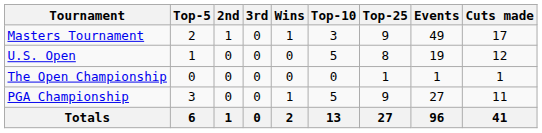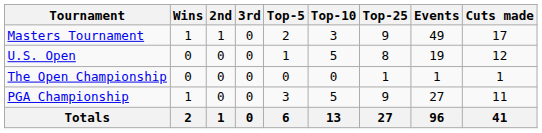columns swapped: (290, 15) <-> (192, 15)
